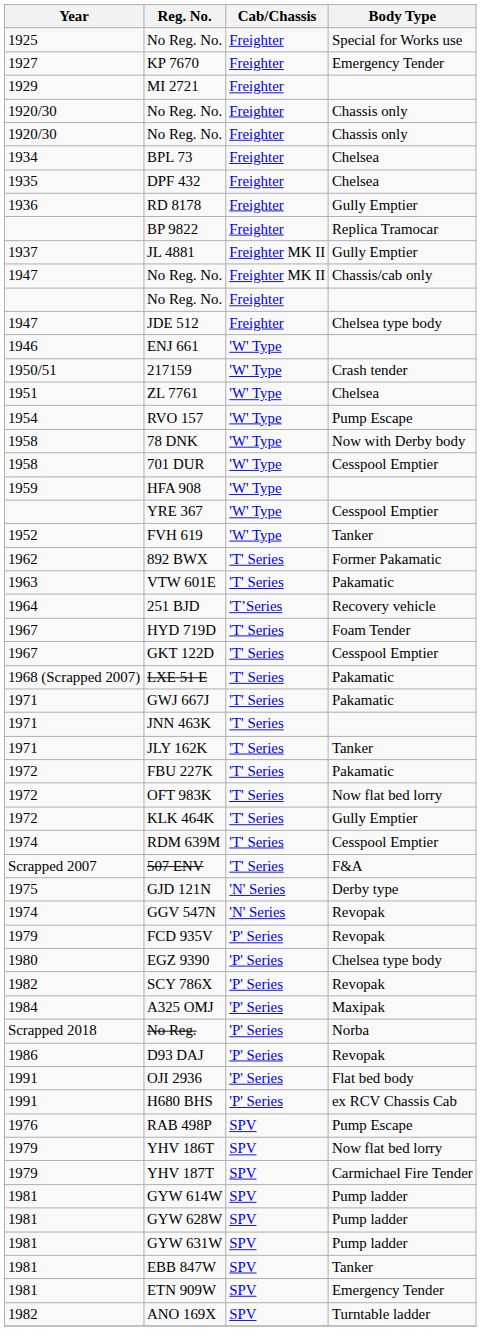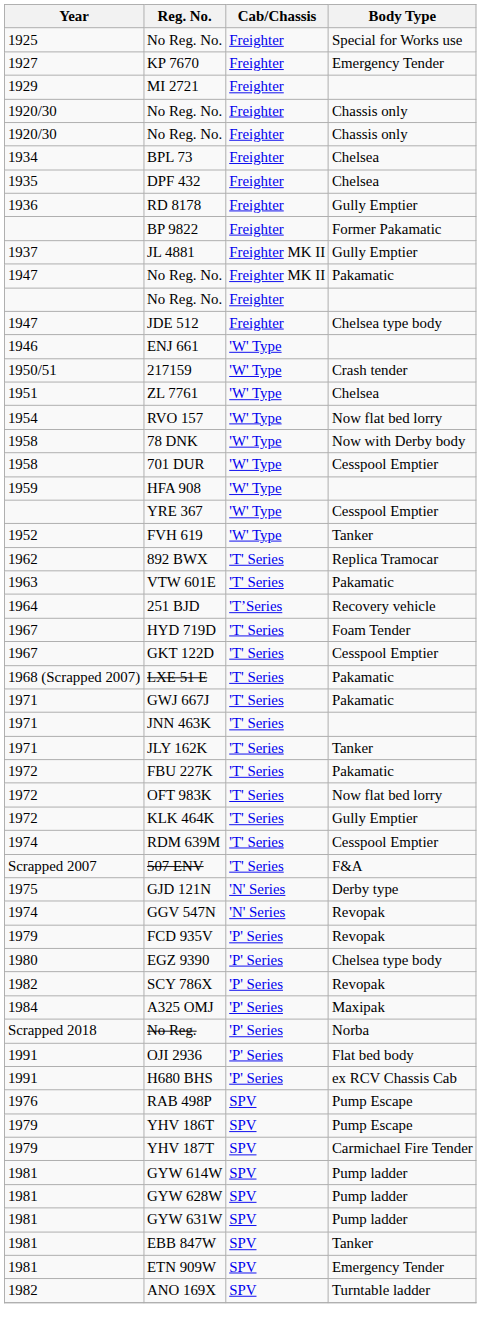(385, 228) Replica Tramocar -> (387, 228) Former Pakamatic
(382, 275) Chassis/cab only -> (363, 275) Pakamatic
(372, 417) Pump Escape -> (387, 417) Now flat bed lorry
(387, 559) Former Pakamatic -> (385, 559) Replica Tramocar
- row: (23, 1054)
(387, 1149) Now flat bed lorry -> (372, 1125) Pump Escape
